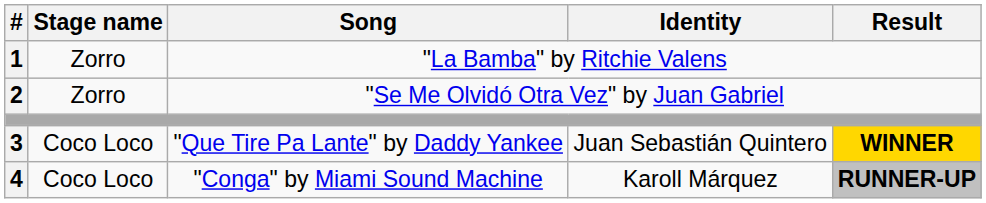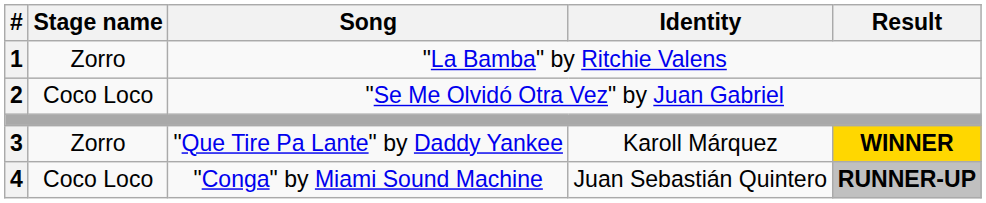(98, 95) Zorro -> (98, 95) Coco Loco
(98, 143) Coco Loco -> (98, 143) Zorro
(700, 143) Juan Sebastián Quintero -> (700, 143) Karoll Márquez
(700, 179) Karoll Márquez -> (700, 179) Juan Sebastián Quintero
